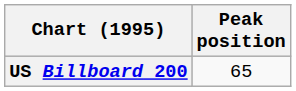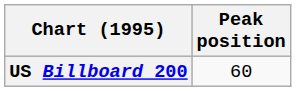(241, 72) 65 -> (241, 72) 60
